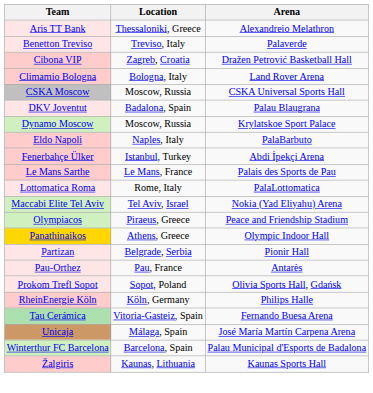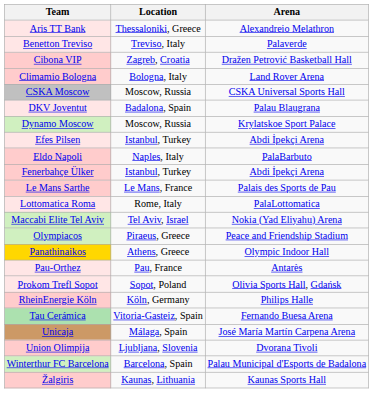+ row: (58, 140)
- row: (58, 252)
+ row: (58, 348)
